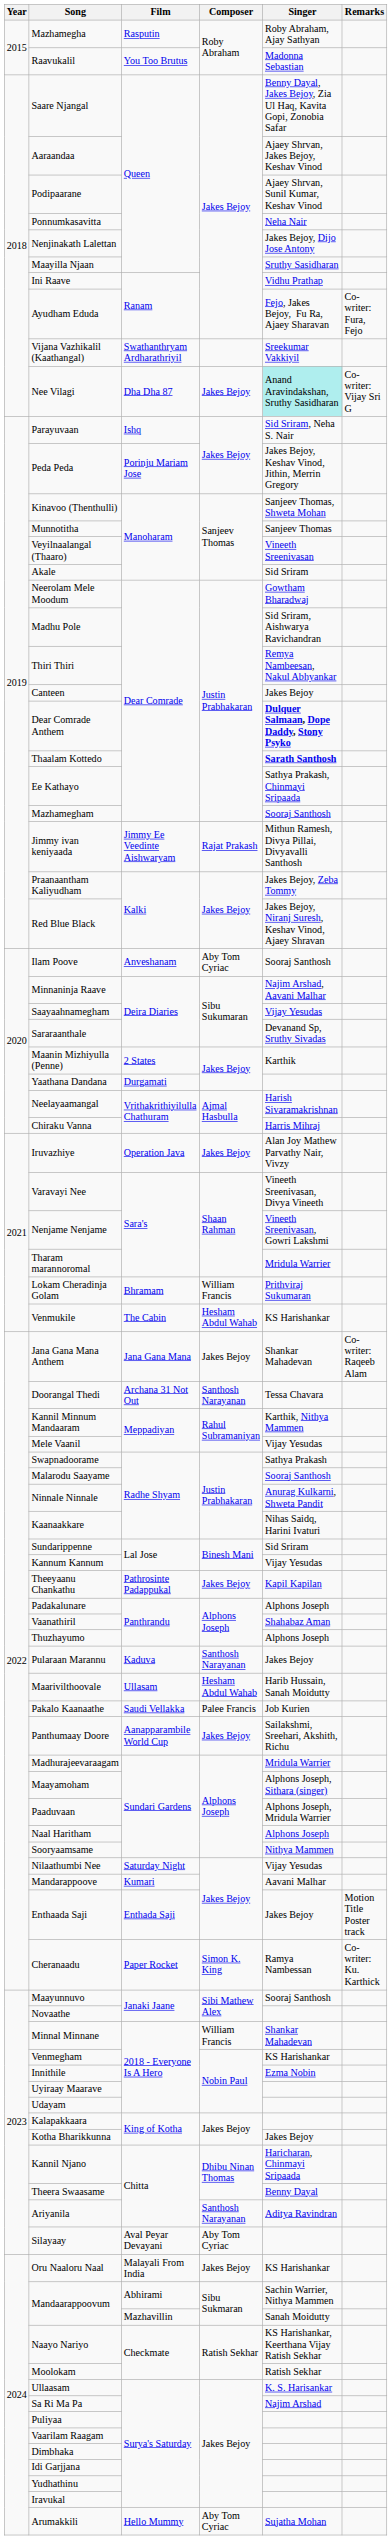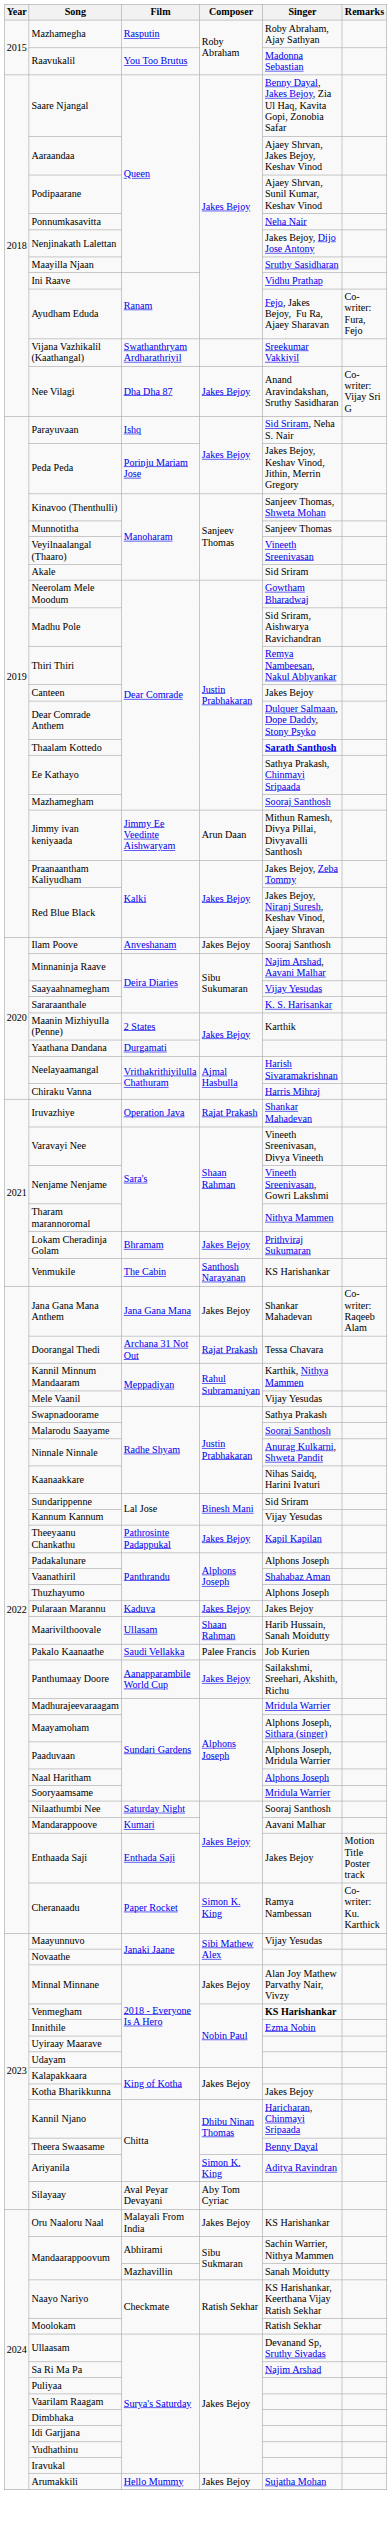(302, 391) paleturquoise background -> (302, 391) no background
(297, 726) bold -> (301, 720) normal
(230, 846) Rajat Prakash -> (224, 835) Arun Daan
(221, 962) Aby Tom Cyriac -> (226, 945) Jakes Bejoy
(295, 1033) Devanand Sp, Sruthy Sivadas -> (299, 1004) K. S. Harisankar
(226, 1152) Jakes Bejoy -> (230, 1113) Rajat Prakash
(301, 1152) Alan Joy Mathew Parvathy Nair, Vivzy -> (288, 1113) Shankar Mahadevan
(298, 1263) Mridula Warrier -> (299, 1217) Nithya Mammen
(218, 1290) William Francis -> (226, 1245) Jakes Bejoy
(229, 1317) Hesham Abdul Wahab -> (224, 1272) Santhosh Narayanan
(224, 1395) Santhosh Narayanan -> (230, 1349) Rajat Prakash
(224, 1659) Santhosh Narayanan -> (226, 1608) Jakes Bejoy
(229, 1687) Hesham Abdul Wahab -> (219, 1630) Shaan Rahman
(299, 1850) Nithya Mammen -> (298, 1793) Mridula Warrier
(294, 1866) Vijay Yesudas -> (298, 1809) Sooraj Santhosh
(298, 1998) Sooraj Santhosh -> (294, 1941) Vijay Yesudas
(218, 2035) William Francis -> (226, 1984) Jakes Bejoy
(289, 2035) Shankar Mahadevan -> (301, 1984) Alan Joy Mathew Parvathy Nair, Vivzy
(297, 2057) normal -> (301, 2011) bold
(224, 2213) Santhosh Narayanan -> (221, 2168) Simon K. King
(299, 2387) K. S. Harisankar -> (295, 2348) Devanand Sp, Sruthy Sivadas
(221, 2521) Aby Tom Cyriac -> (226, 2481) Jakes Bejoy
